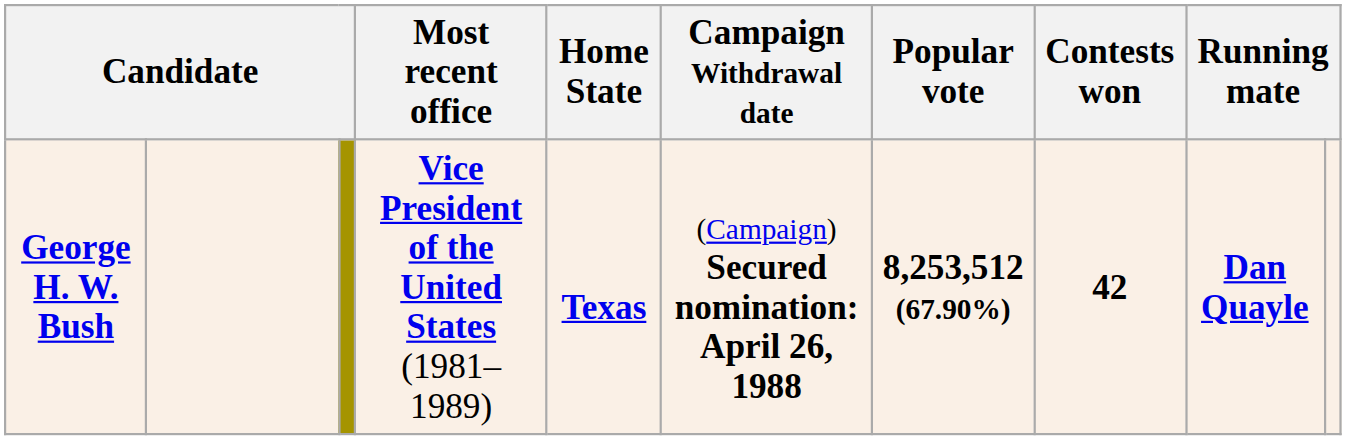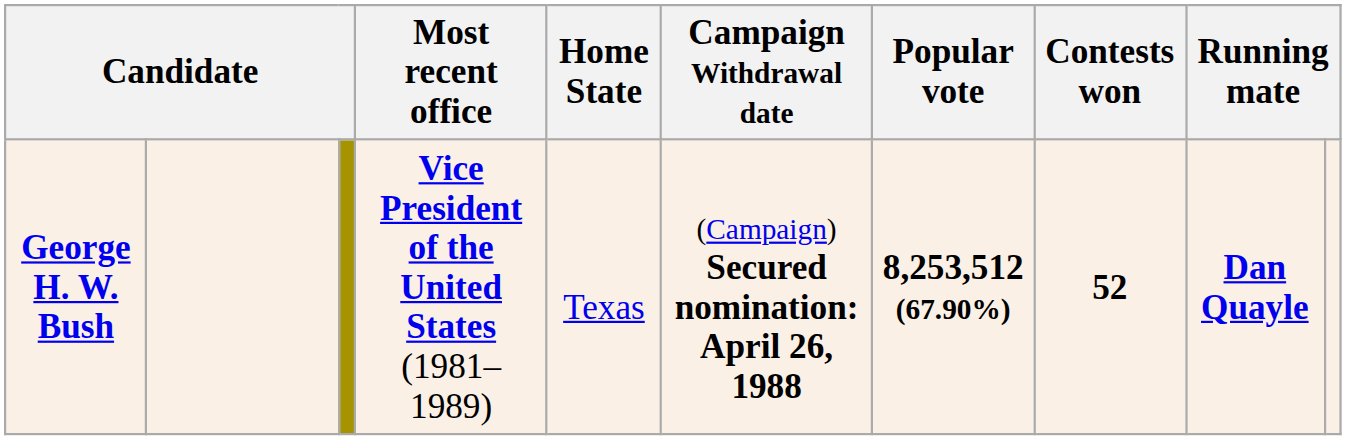(604, 306) bold -> (604, 306) normal
(1110, 286) 42 -> (1110, 286) 52
